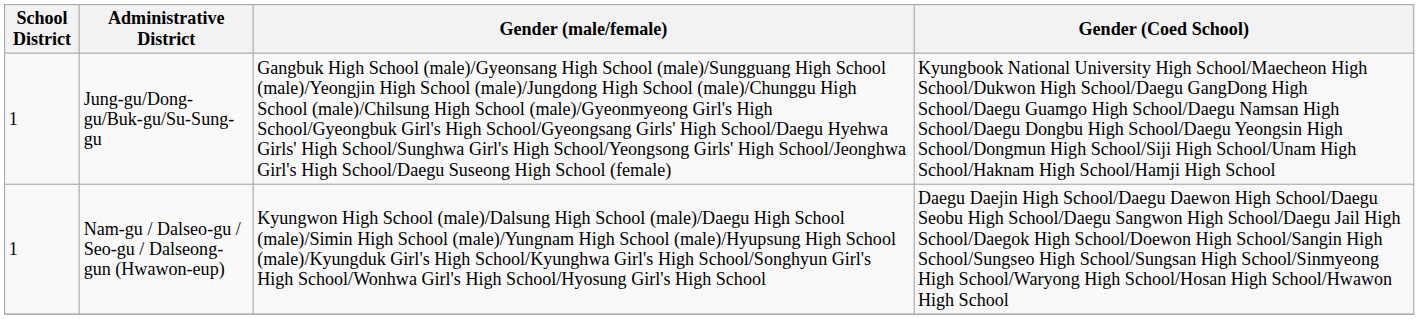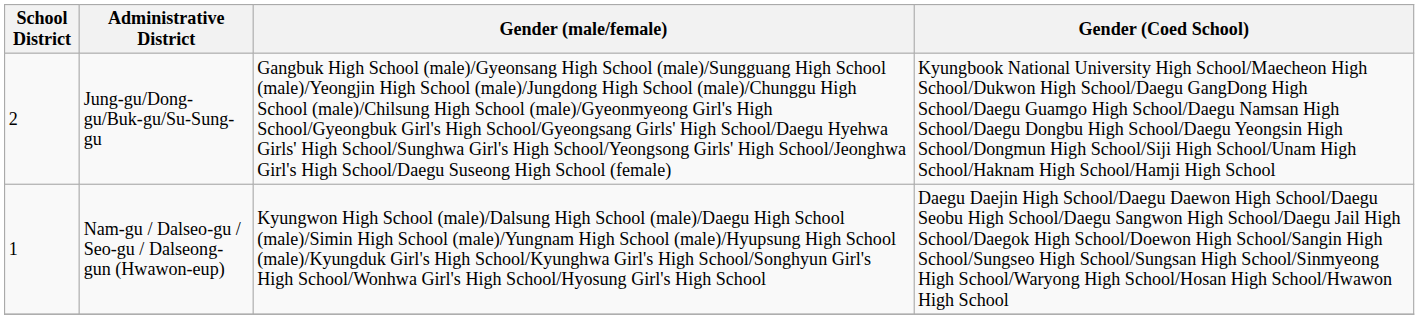(13, 118) 1 -> (13, 118) 2
